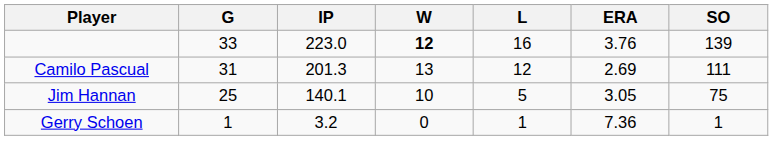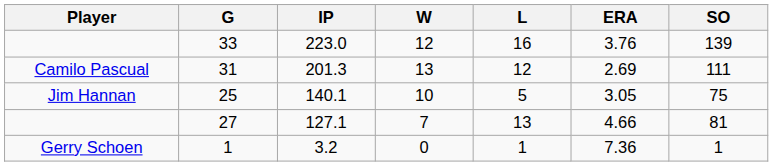(424, 43) bold -> (424, 43) normal
+ row: (228, 122)
